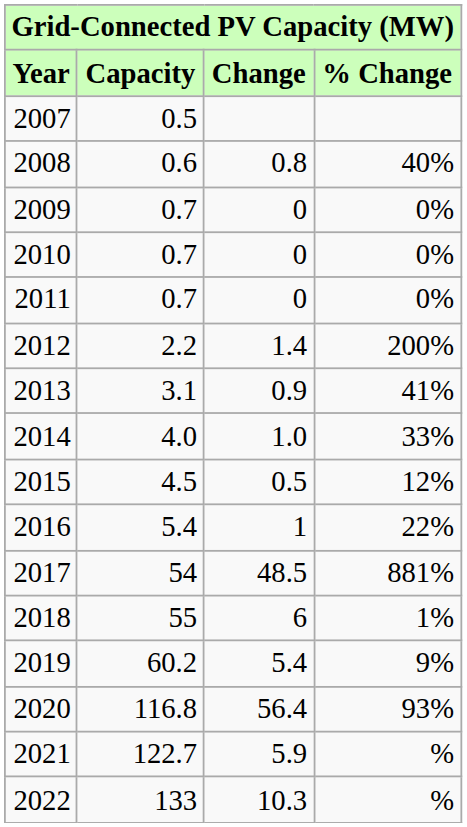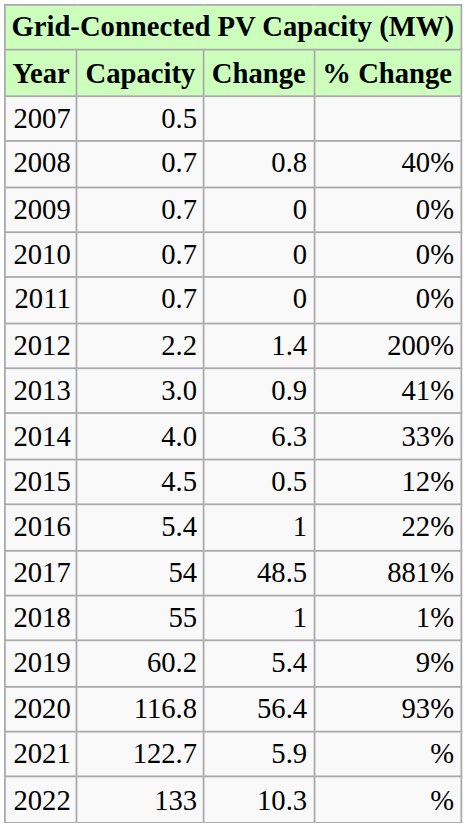(179, 163) 0.6 -> (179, 163) 0.7
(179, 390) 3.1 -> (179, 390) 3.0
(289, 436) 1.0 -> (289, 436) 6.3
(300, 617) 6 -> (300, 617) 1
